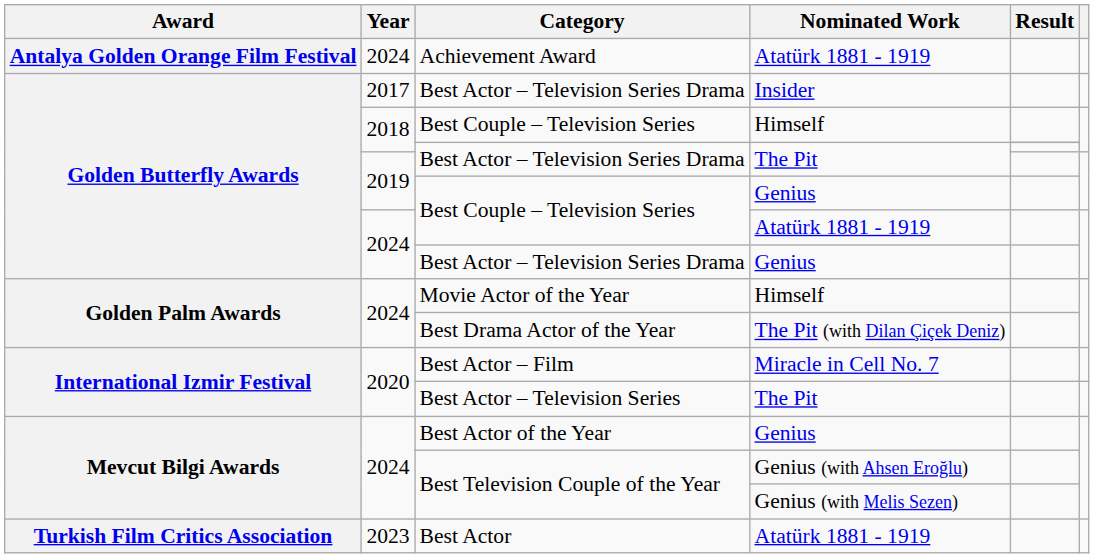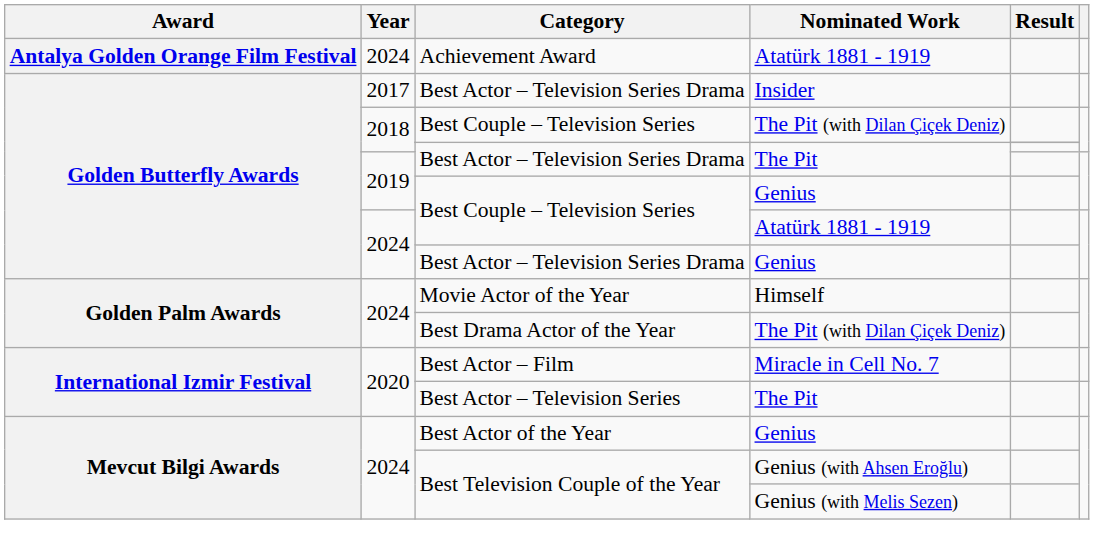(789, 124) Himself -> (880, 124) The Pit (with Dilan Çiçek Deniz)
- row: (388, 535)
